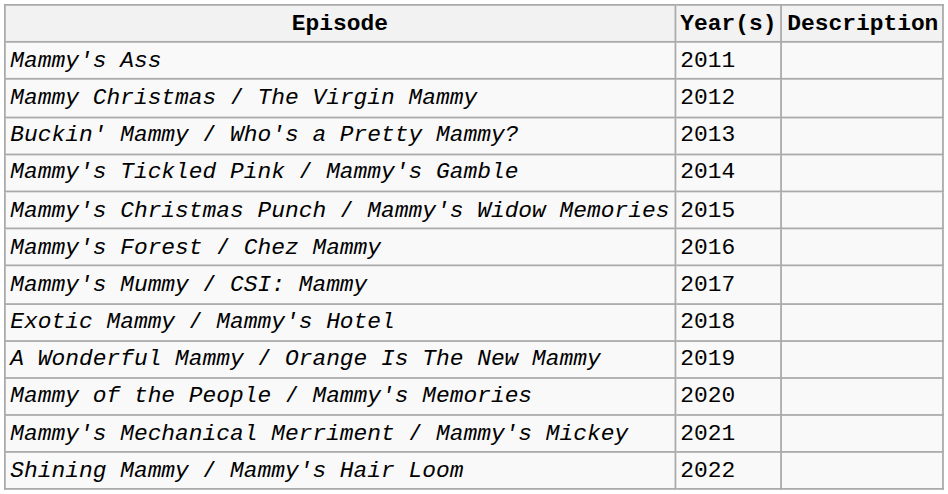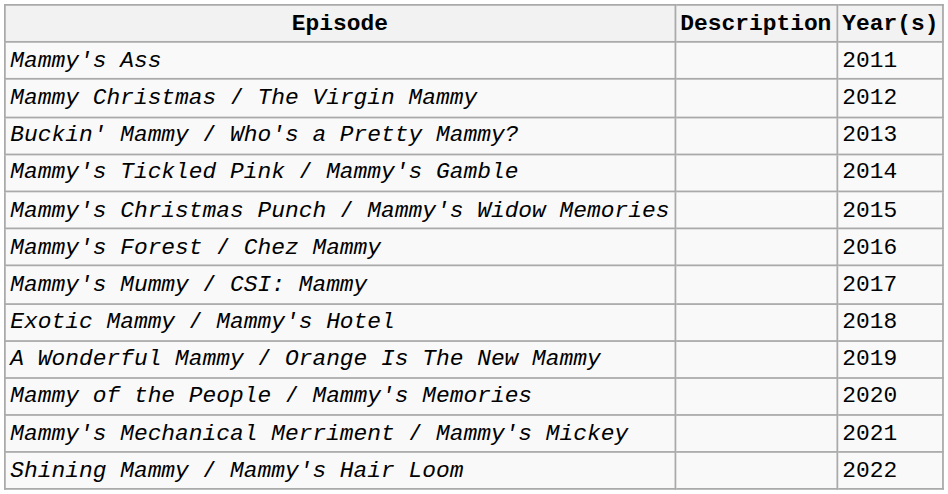columns swapped: (728, 24) <-> (863, 24)
